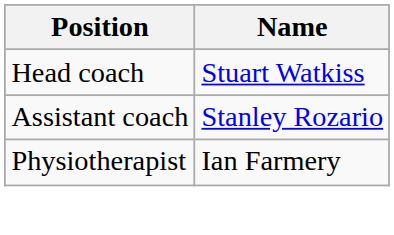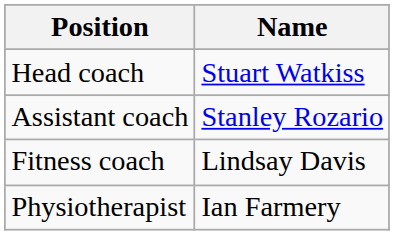+ row: (88, 161)
